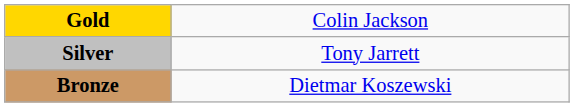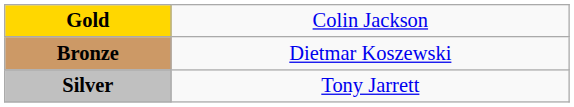rows swapped: (88, 53) <-> (88, 85)
